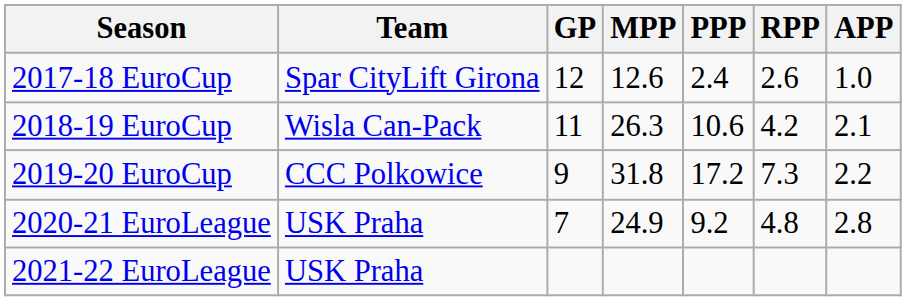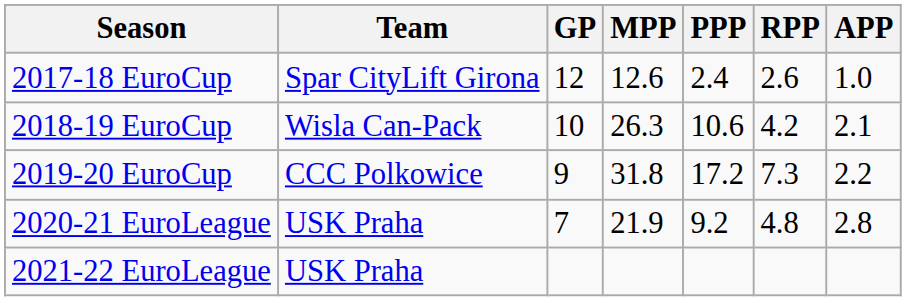(568, 125) 11 -> (569, 125) 10
(637, 222) 24.9 -> (637, 222) 21.9
